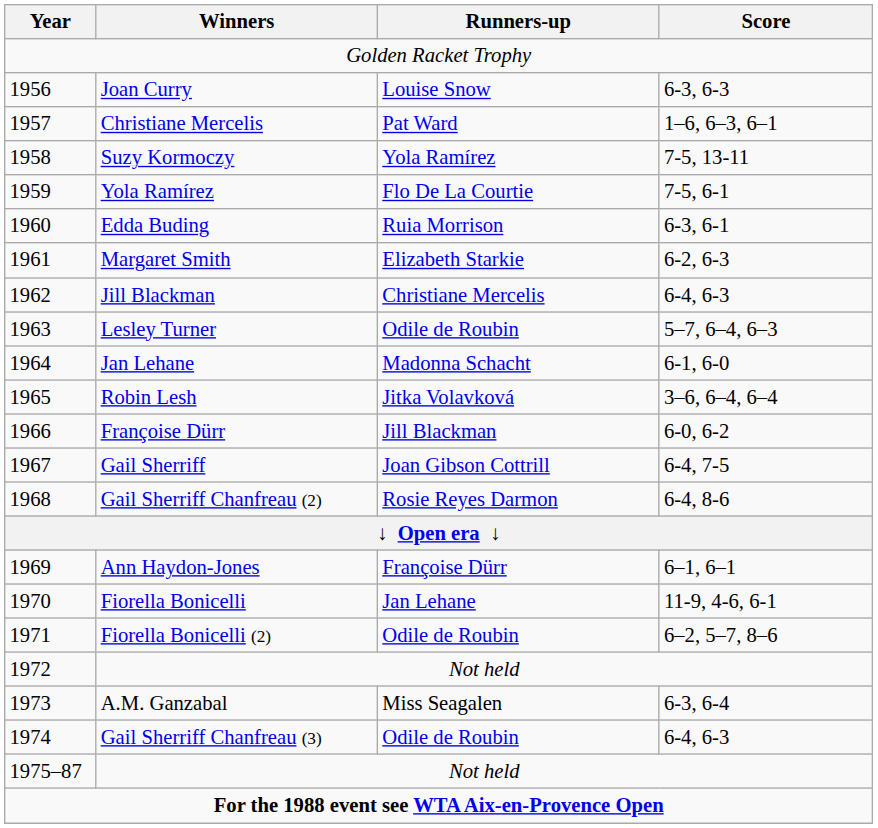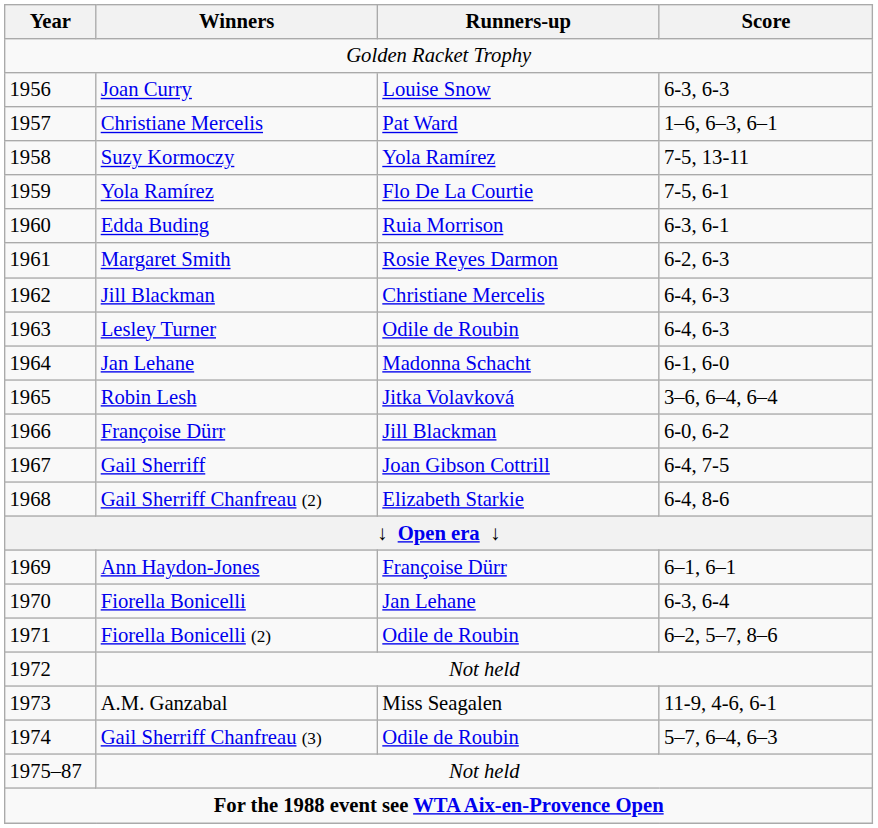(453, 260) Elizabeth Starkie -> (470, 260) Rosie Reyes Darmon
(721, 328) 5–7, 6–4, 6–3 -> (697, 328) 6-4, 6-3
(470, 498) Rosie Reyes Darmon -> (453, 498) Elizabeth Starkie
(720, 601) 11-9, 4-6, 6-1 -> (697, 601) 6-3, 6-4
(697, 703) 6-3, 6-4 -> (720, 703) 11-9, 4-6, 6-1
(697, 737) 6-4, 6-3 -> (721, 737) 5–7, 6–4, 6–3
